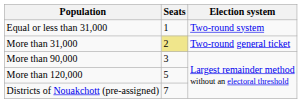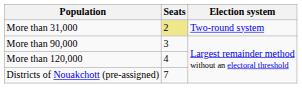- row: (57, 28)
(240, 43) Two-round general ticket -> (227, 28) Two-round system
(166, 75) 5 -> (166, 59) 4
